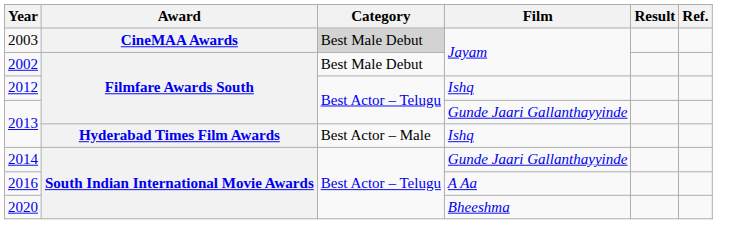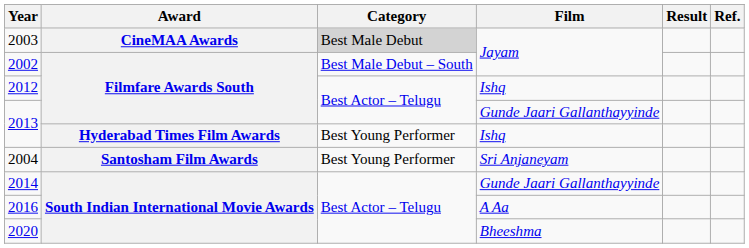(372, 64) Best Male Debut -> (397, 64) Best Male Debut – South
(376, 135) Best Actor – Male -> (388, 135) Best Young Performer
+ row: (23, 159)
